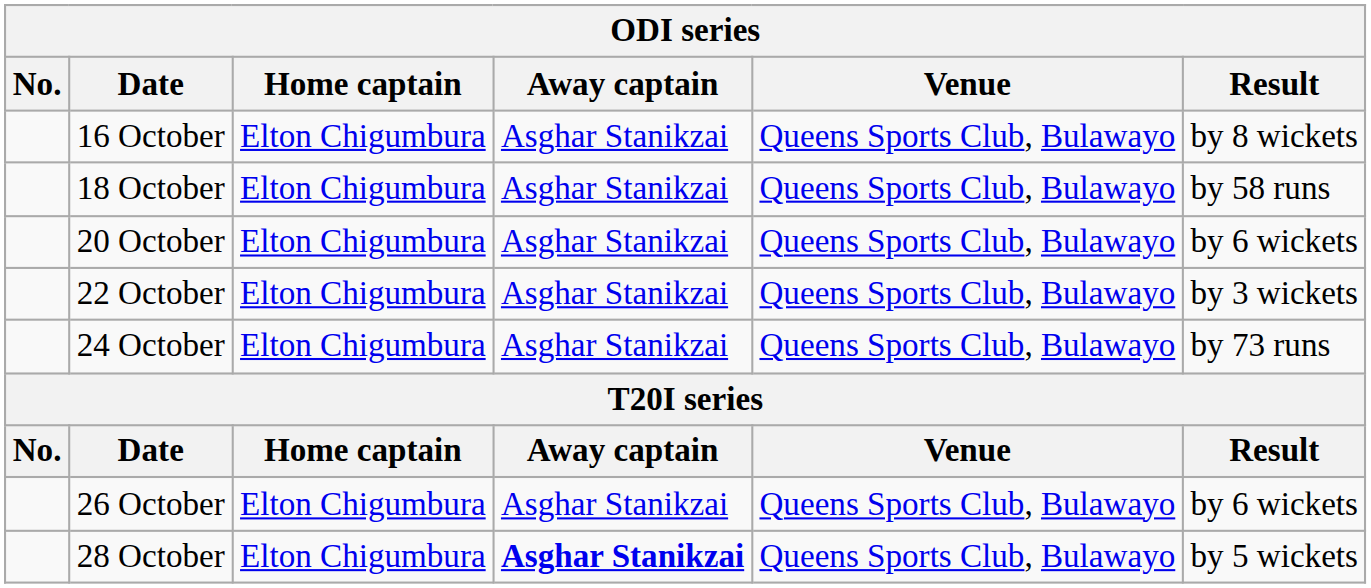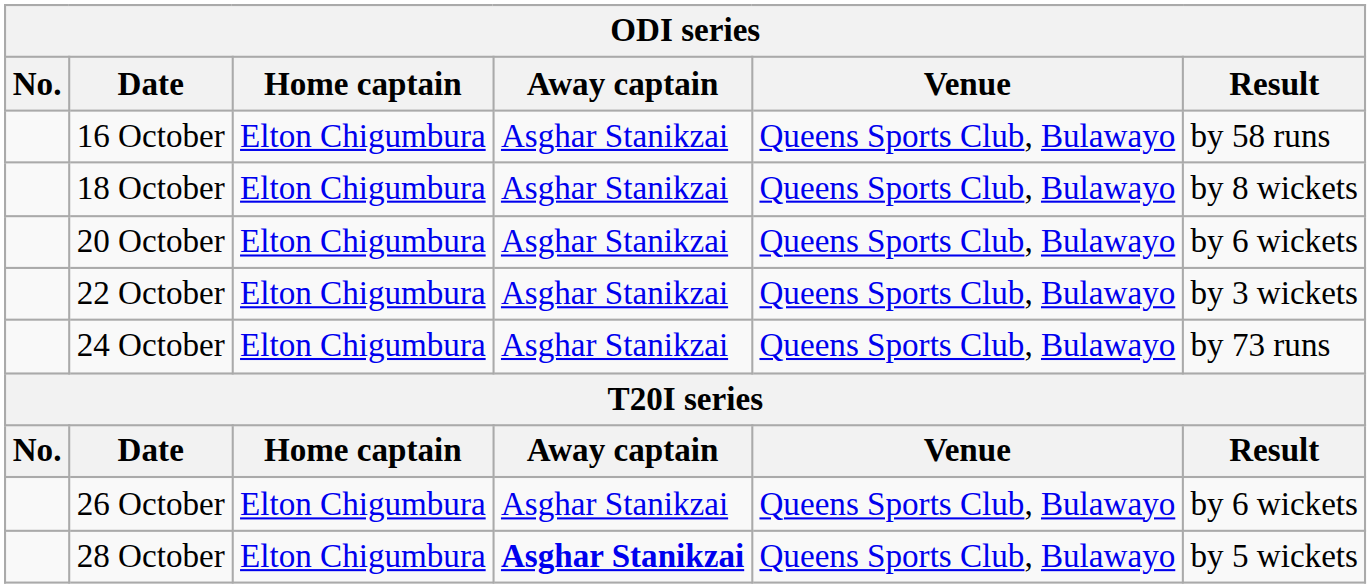(1274, 135) by 8 wickets -> (1260, 135) by 58 runs
(1260, 188) by 58 runs -> (1274, 188) by 8 wickets
